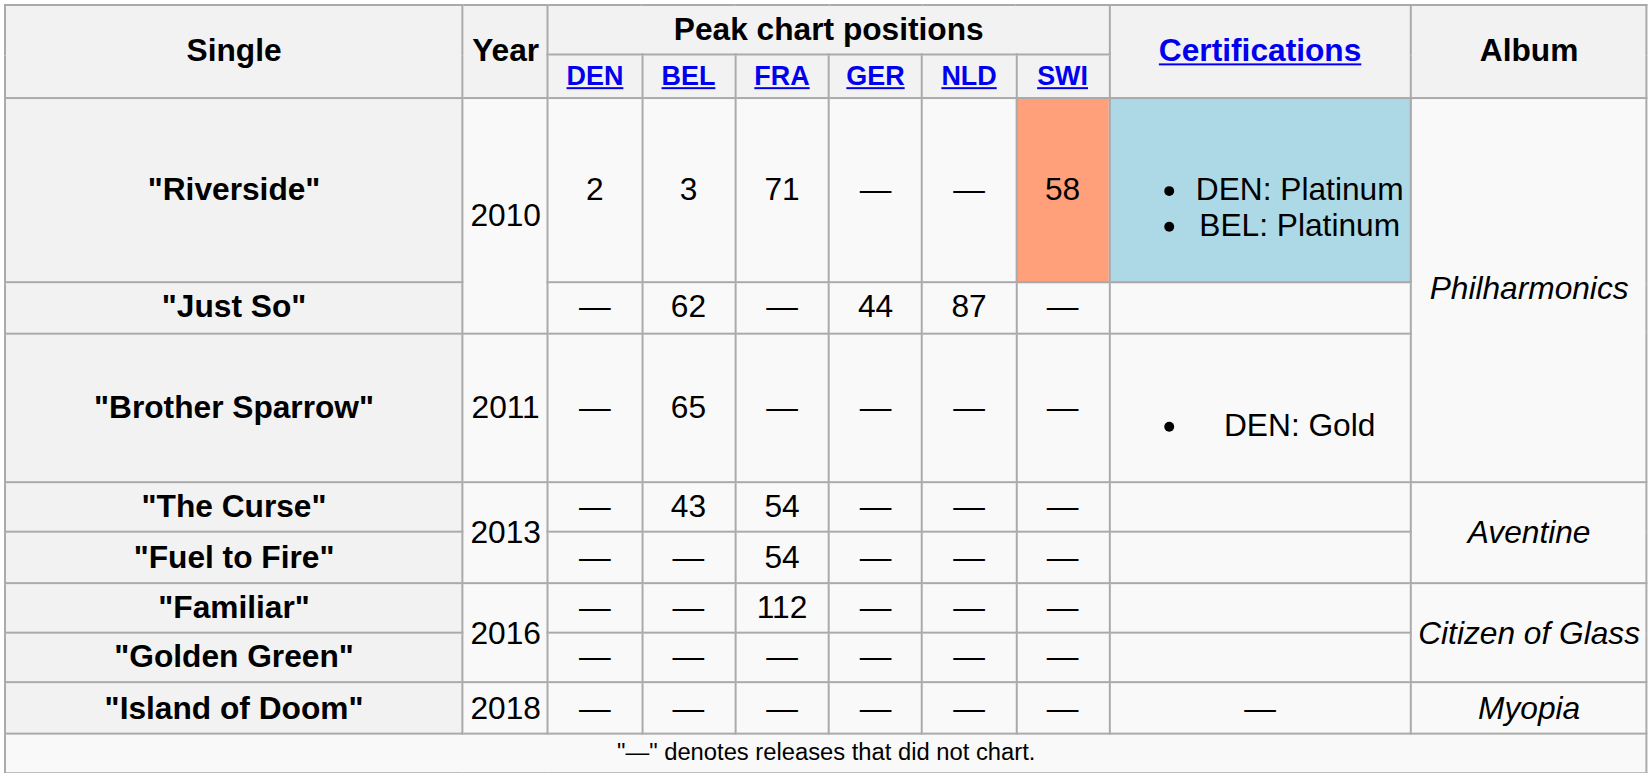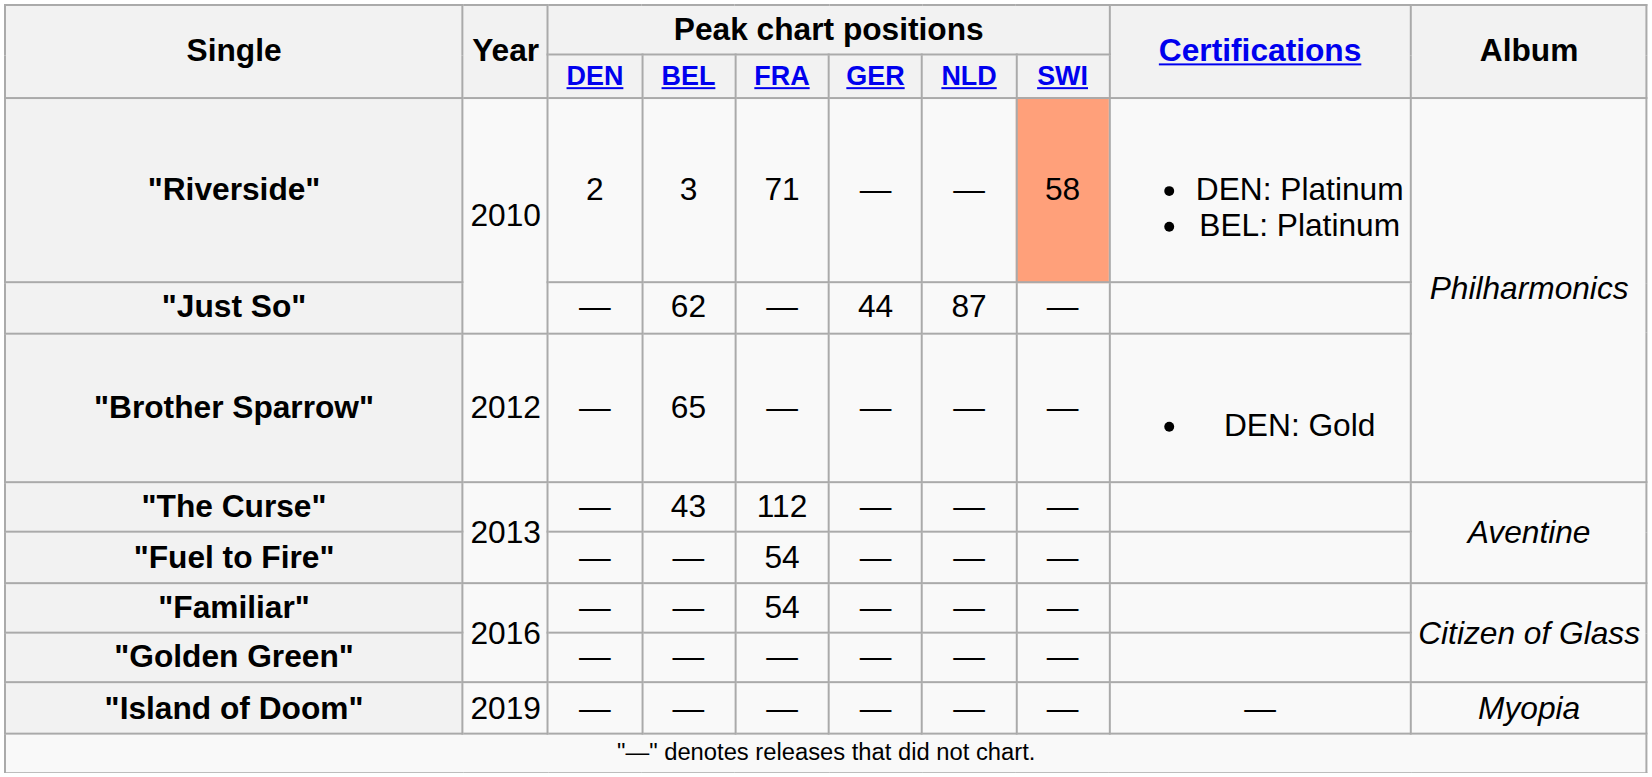(1260, 208) lightblue background -> (1260, 208) no background
(506, 406) 2011 -> (506, 406) 2012
(782, 506) 54 -> (782, 506) 112
(782, 607) 112 -> (782, 607) 54
(506, 707) 2018 -> (506, 707) 2019
